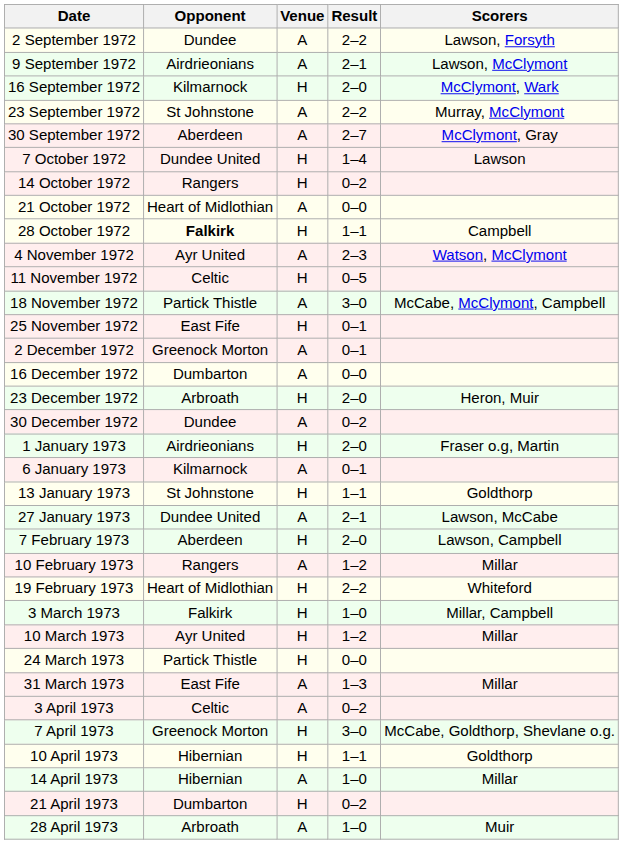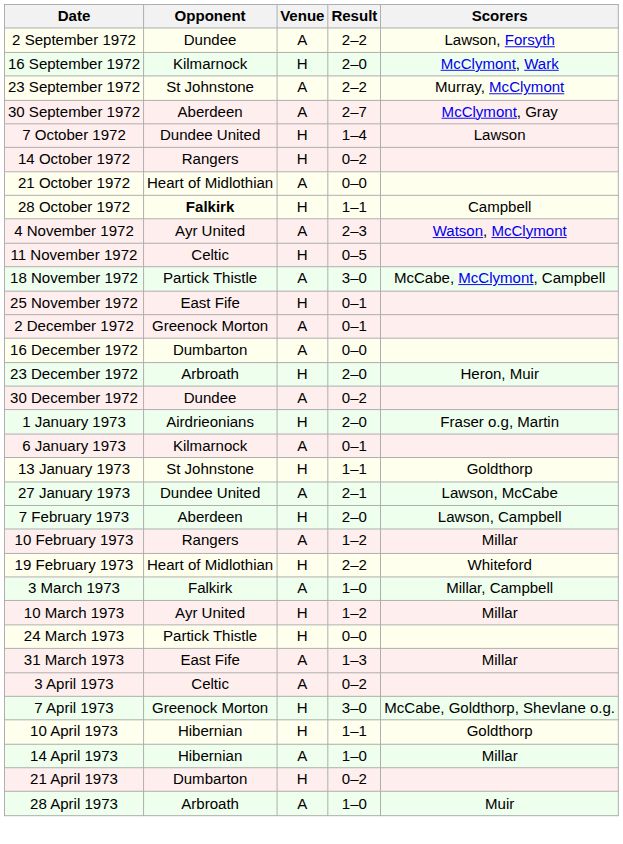- row: (74, 64)
(302, 612) H -> (302, 588) A
